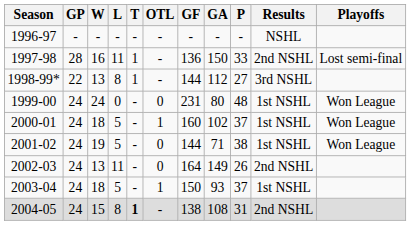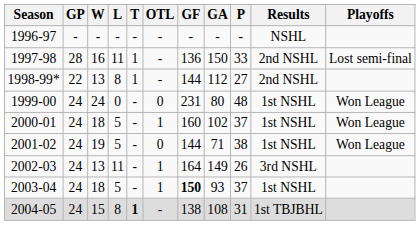(284, 79) 3rd NSHL -> (288, 79) 2nd NSHL
(160, 166) 0 -> (160, 166) 1
(284, 166) 2nd NSHL -> (288, 166) 3rd NSHL
(191, 187) normal -> (191, 187) bold
(284, 209) 2nd NSHL -> (288, 209) 1st TBJBHL
